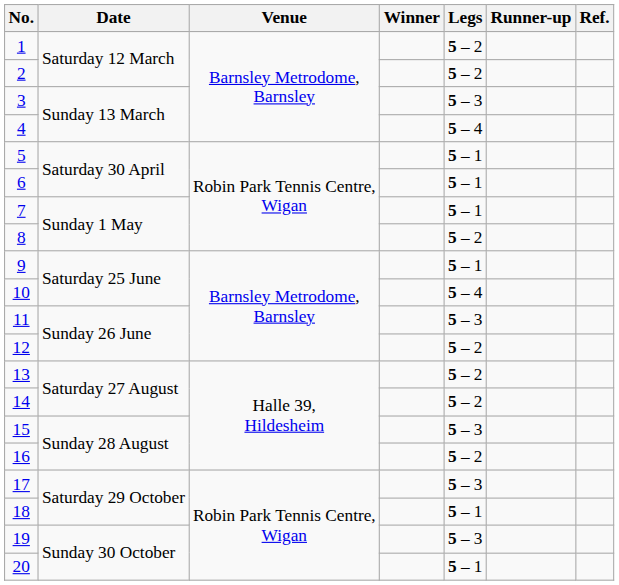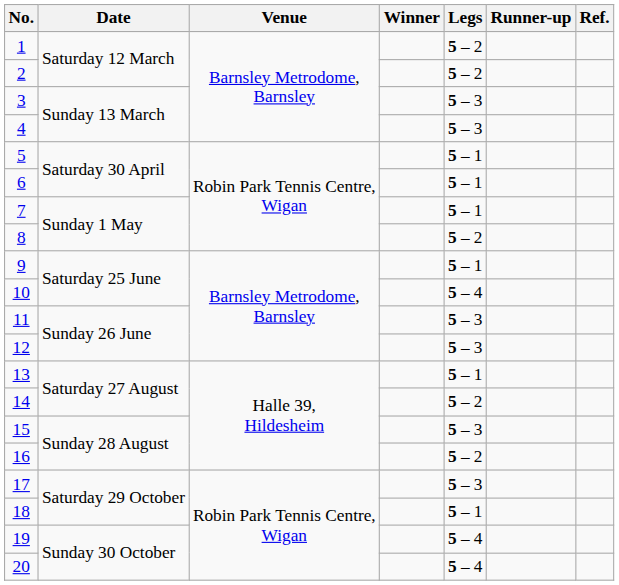(465, 127) 5 – 4 -> (465, 127) 5 – 3
(465, 347) 5 – 2 -> (465, 347) 5 – 3
(465, 374) 5 – 2 -> (465, 374) 5 – 1
(465, 538) 5 – 3 -> (465, 538) 5 – 4
(465, 566) 5 – 1 -> (465, 566) 5 – 4
